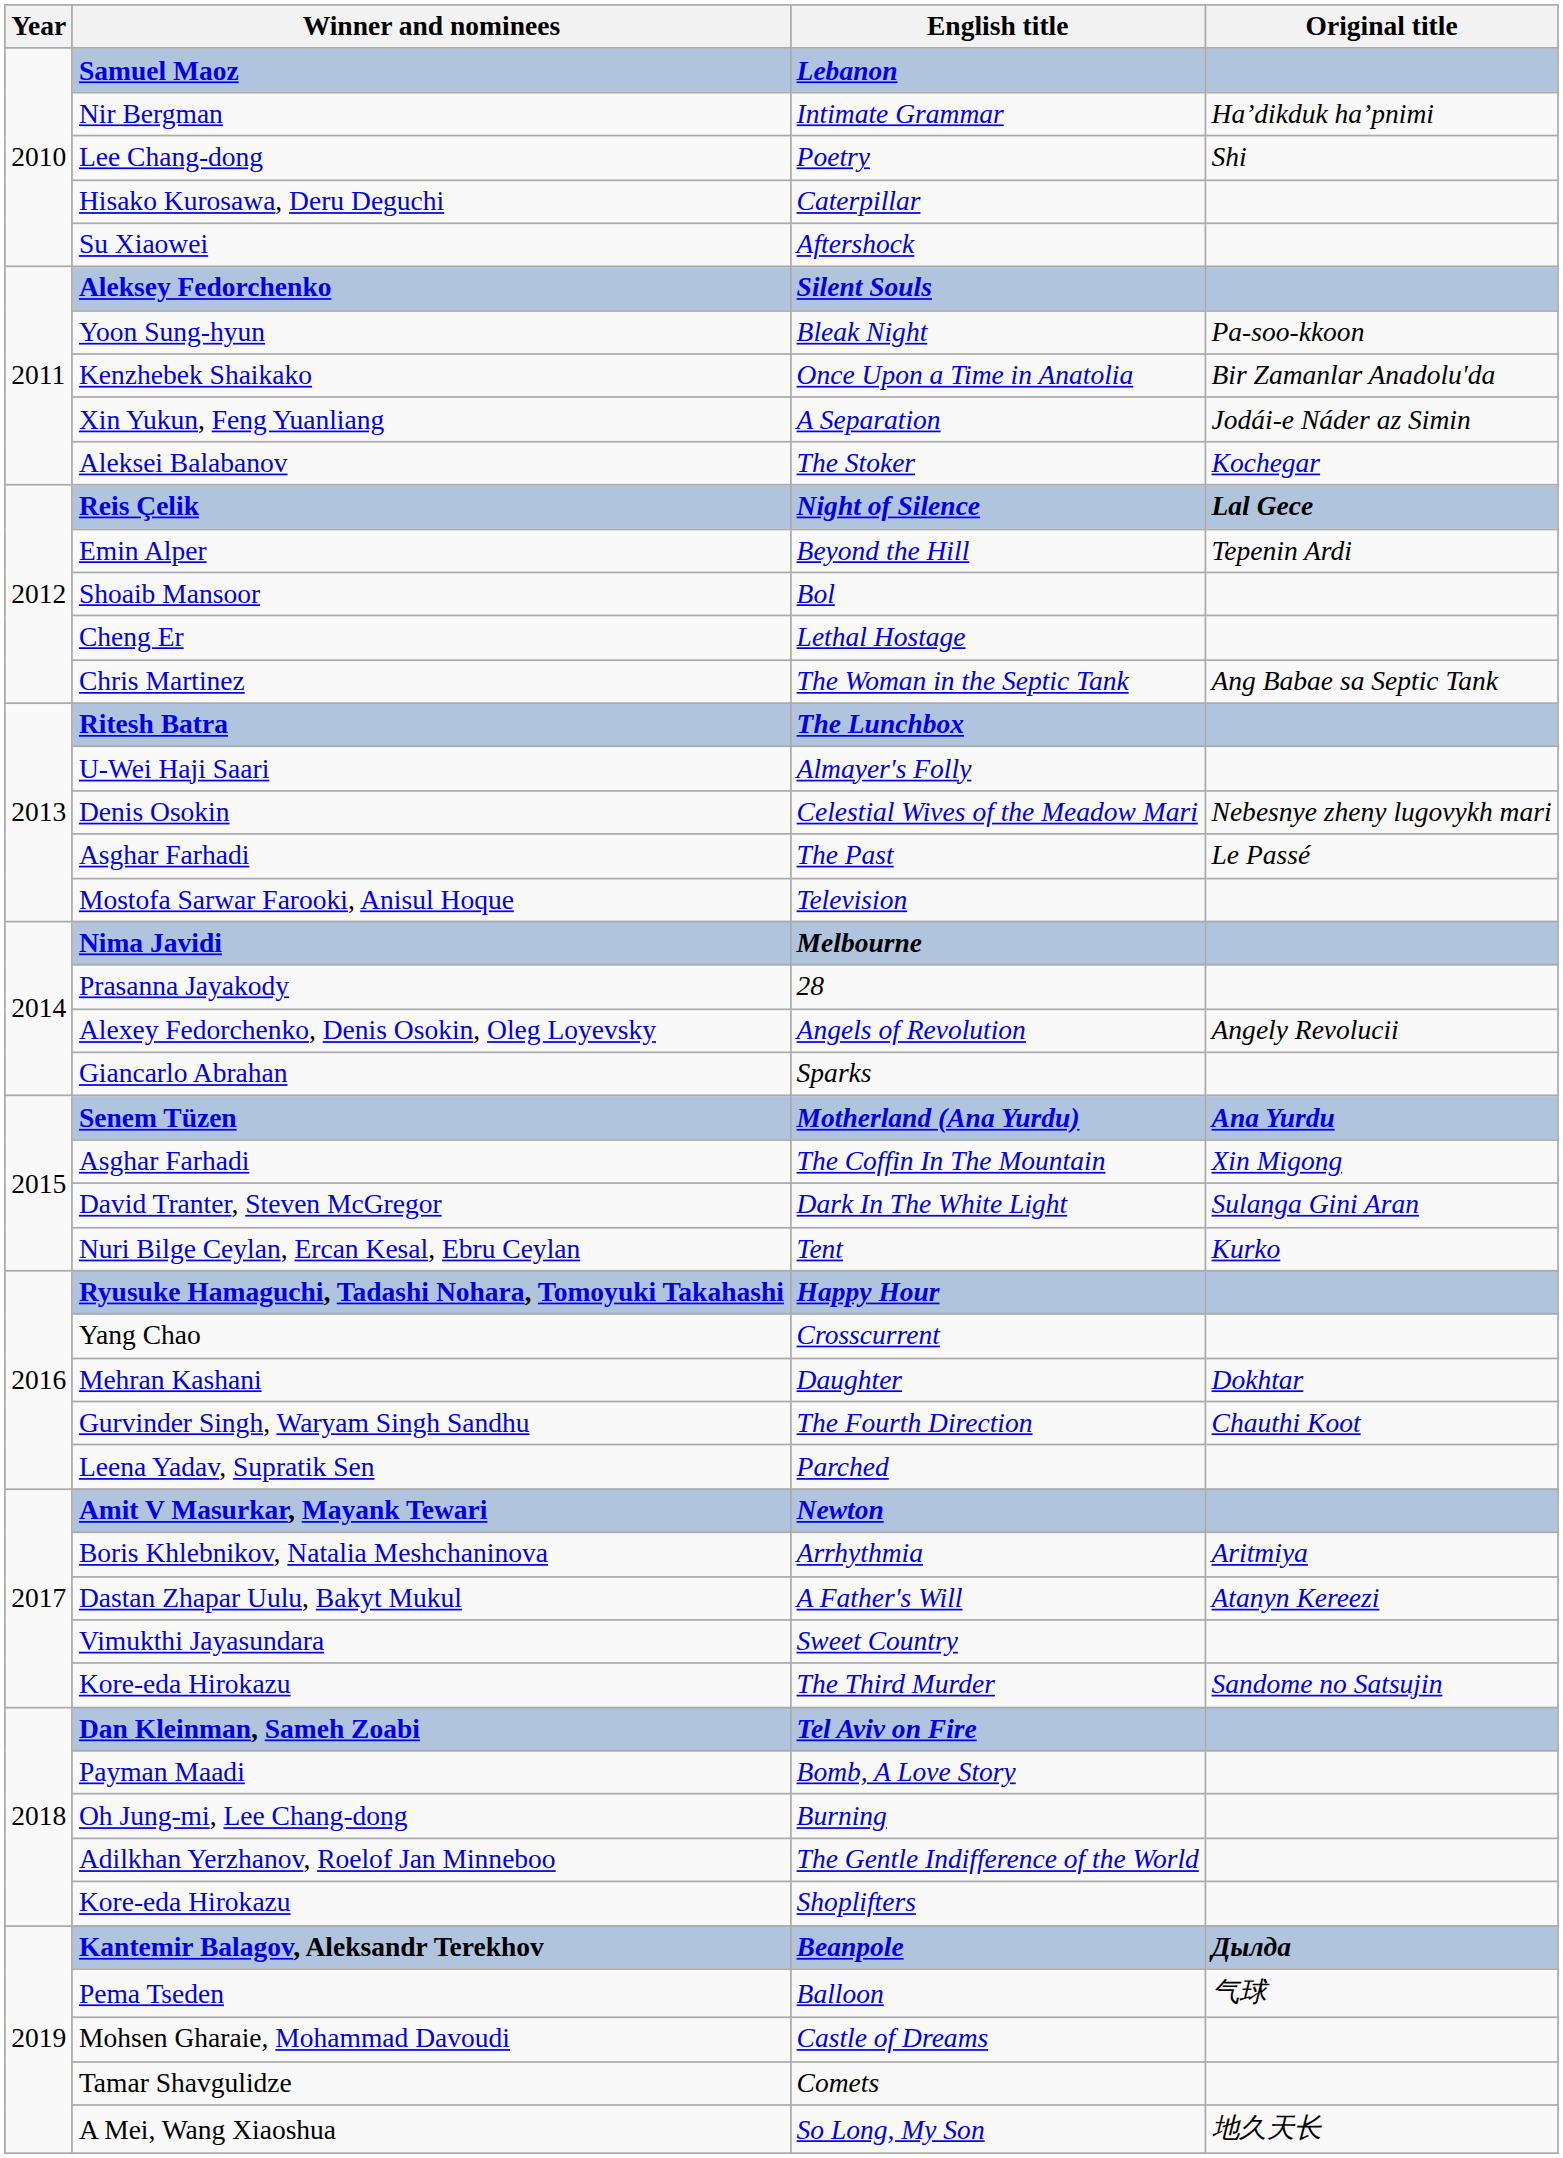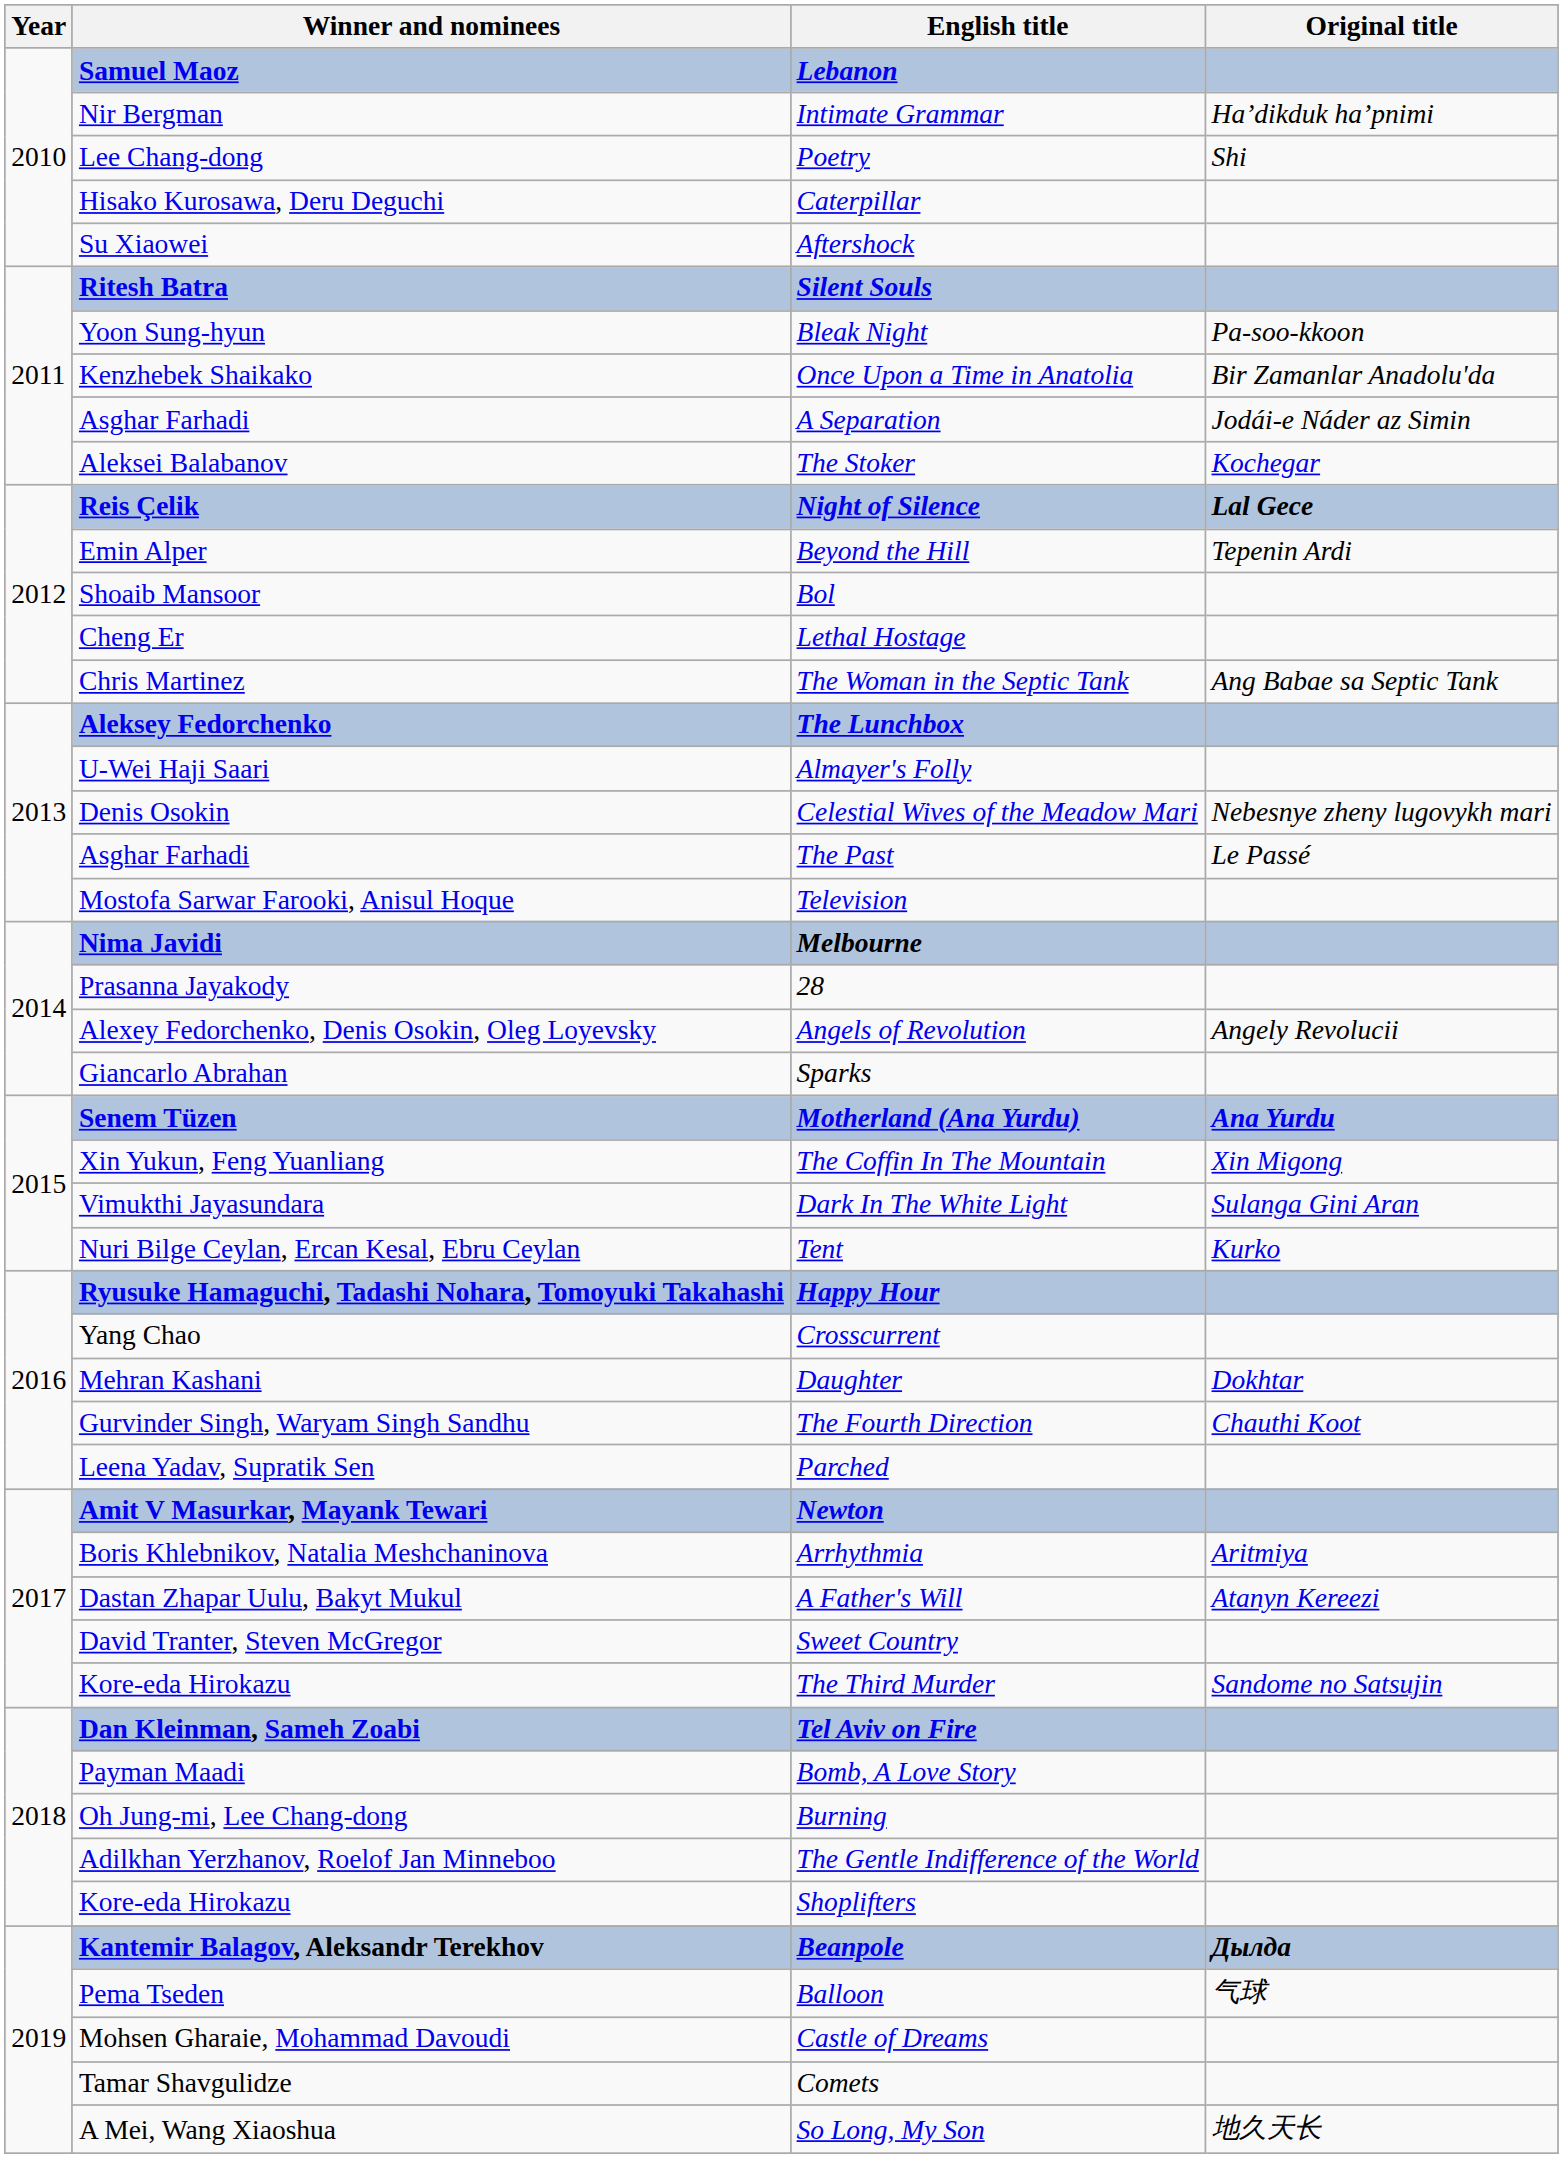(205, 288) Aleksey Fedorchenko -> (153, 288) Ritesh Batra
(232, 419) Xin Yukun, Feng Yuanliang -> (164, 419) Asghar Farhadi
(153, 724) Ritesh Batra -> (205, 724) Aleksey Fedorchenko
(164, 1161) Asghar Farhadi -> (232, 1161) Xin Yukun, Feng Yuanliang
(260, 1204) David Tranter, Steven McGregor -> (202, 1204) Vimukthi Jayasundara
(202, 1641) Vimukthi Jayasundara -> (260, 1641) David Tranter, Steven McGregor
